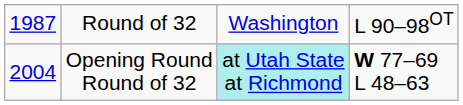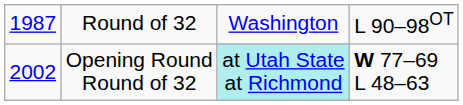(33, 71) 2004 -> (33, 71) 2002
